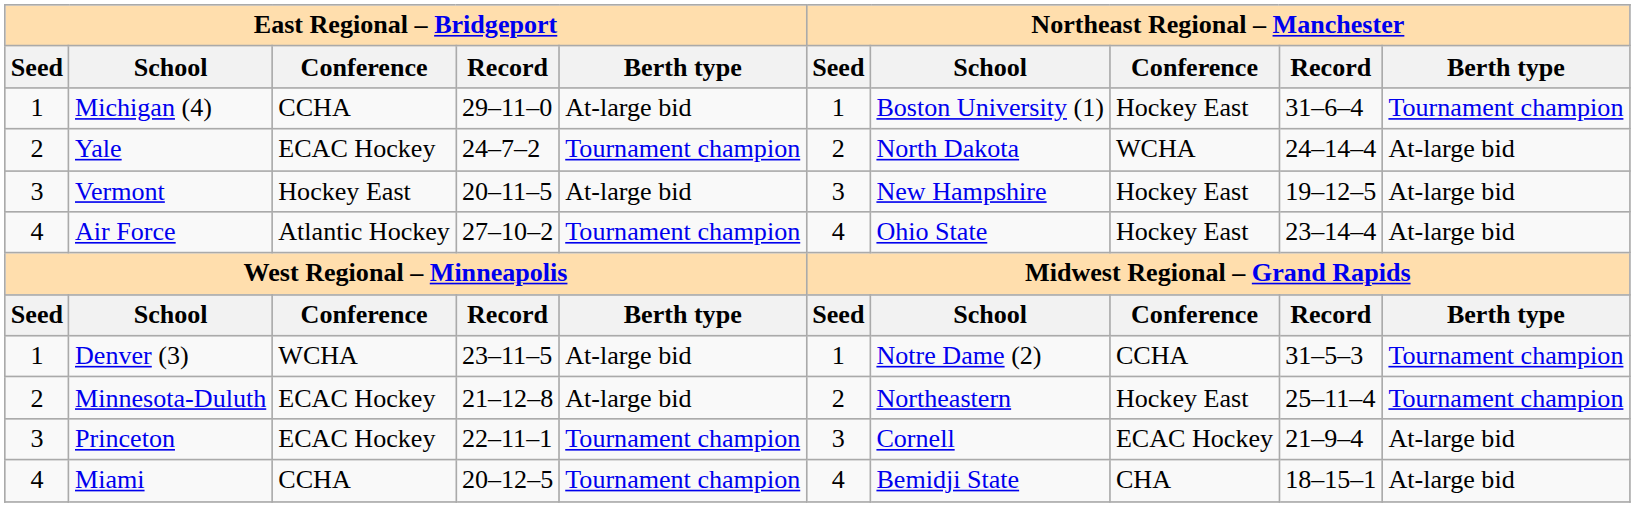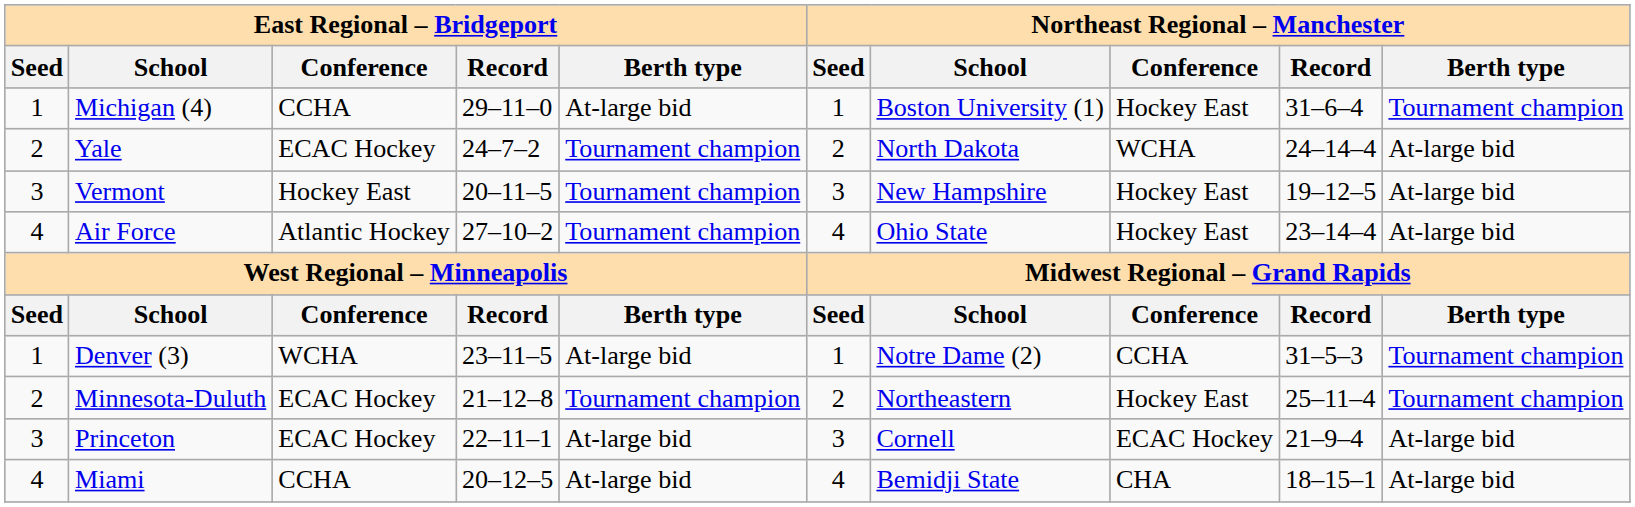(628, 190) At-large bid -> (683, 190) Tournament champion
(628, 397) At-large bid -> (683, 397) Tournament champion
(683, 438) Tournament champion -> (628, 438) At-large bid
(683, 480) Tournament champion -> (628, 480) At-large bid
